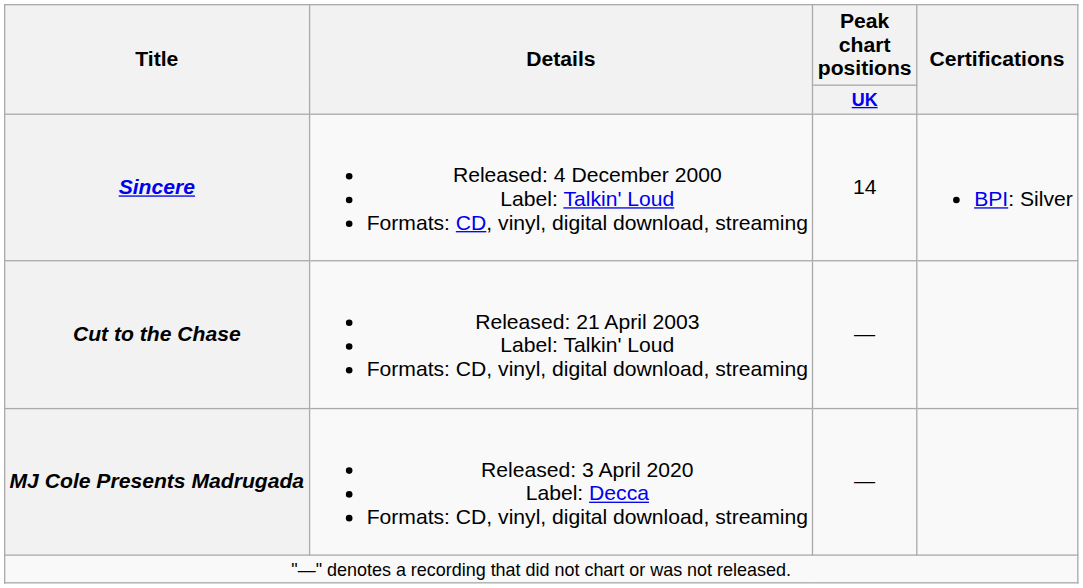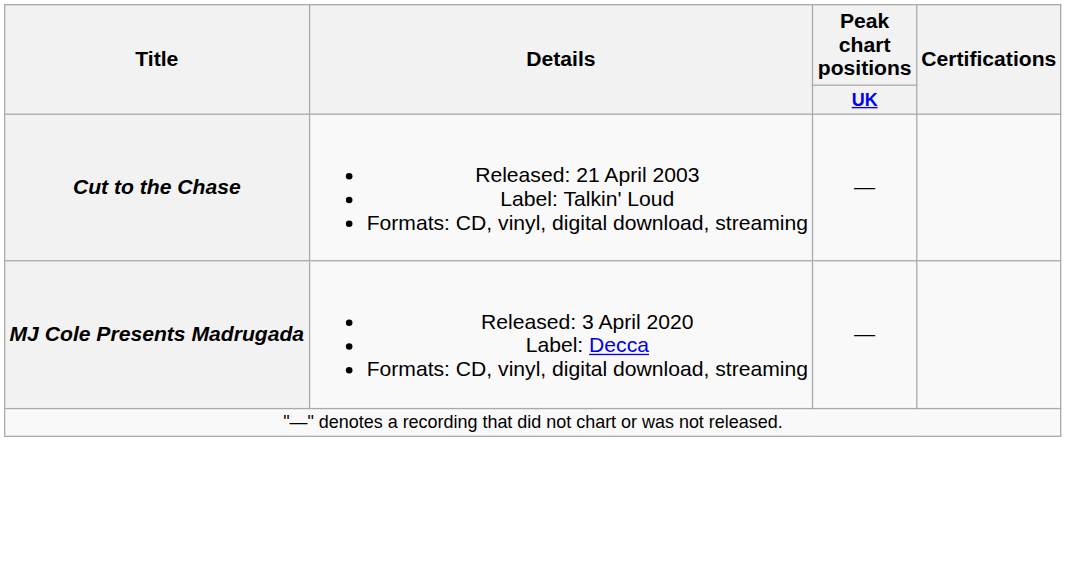- row: (157, 187)
